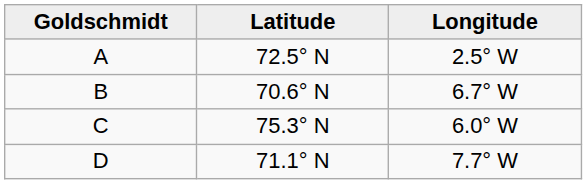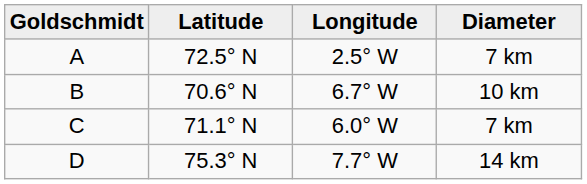+ column: (509, 21)
(293, 126) 75.3° N -> (221, 126) 71.1° N
(293, 160) 71.1° N -> (221, 160) 75.3° N
